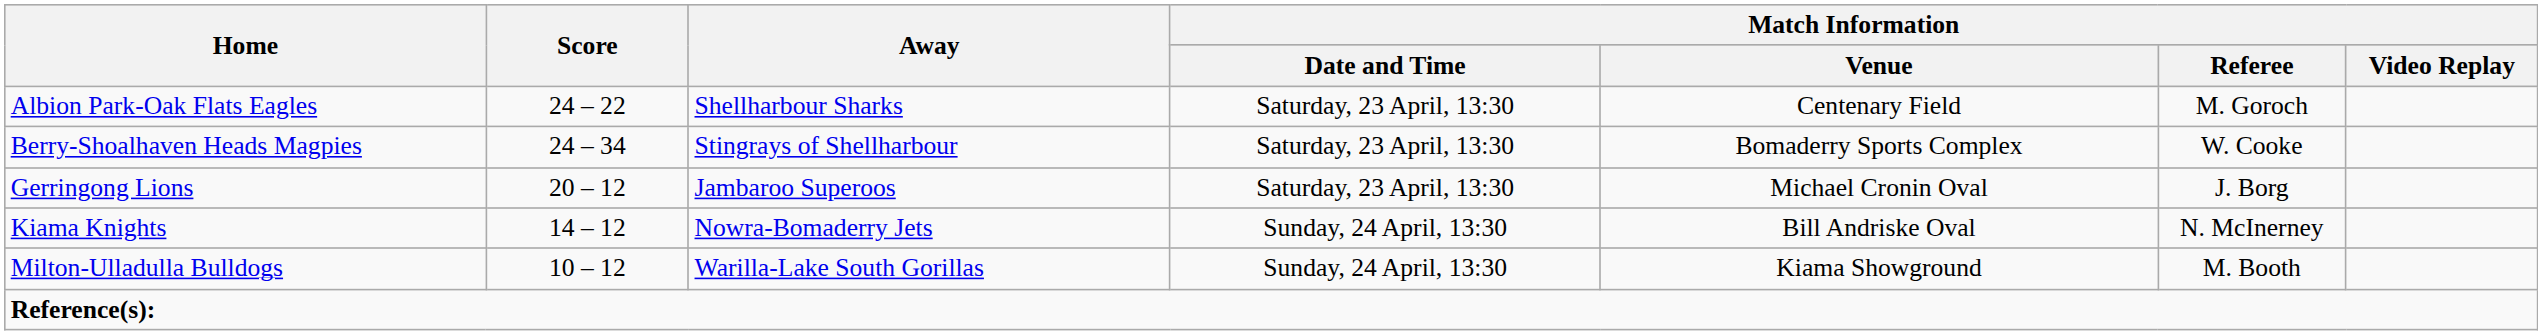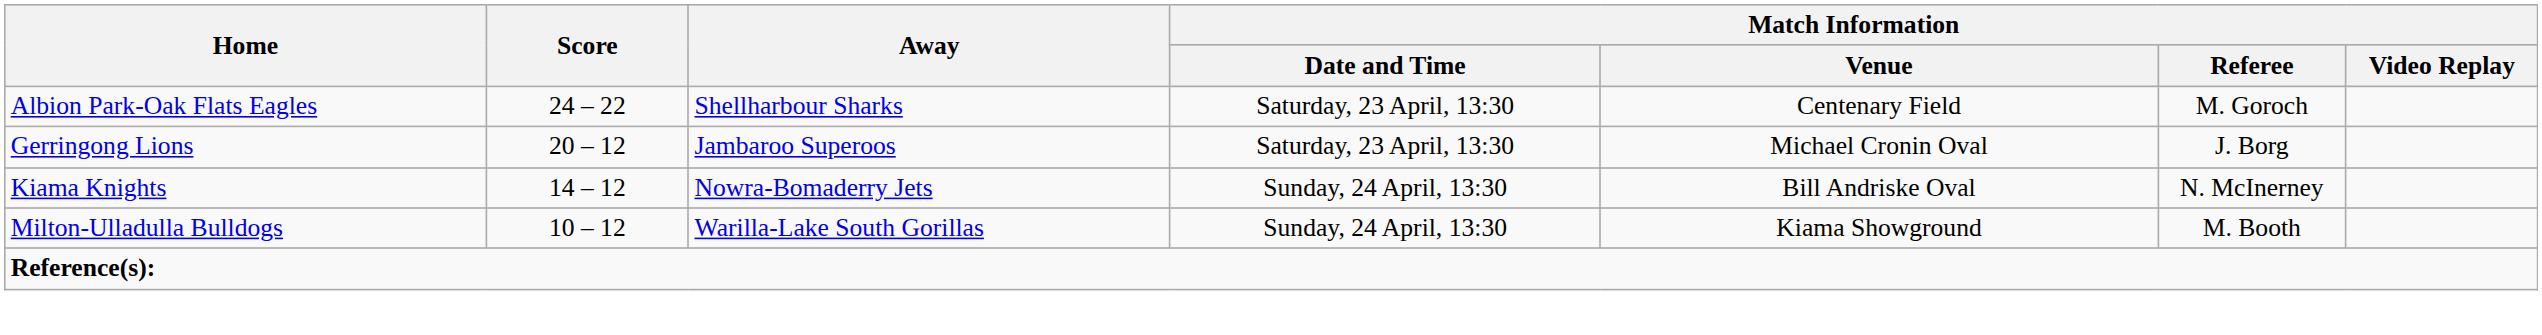- row: (186, 146)
